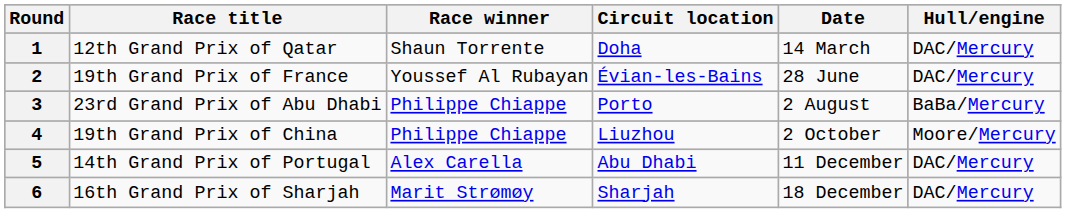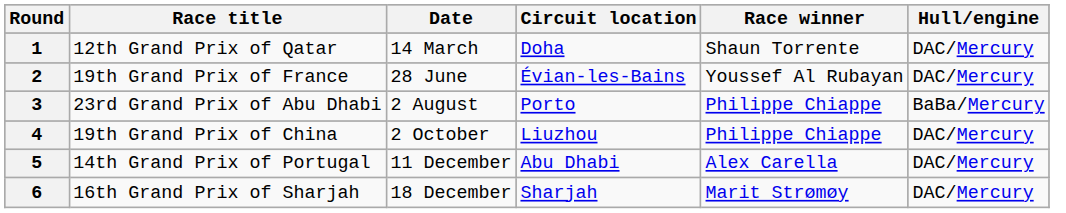columns swapped: (843, 19) <-> (489, 19)
(984, 135) Moore/Mercury -> (973, 135) DAC/Mercury
